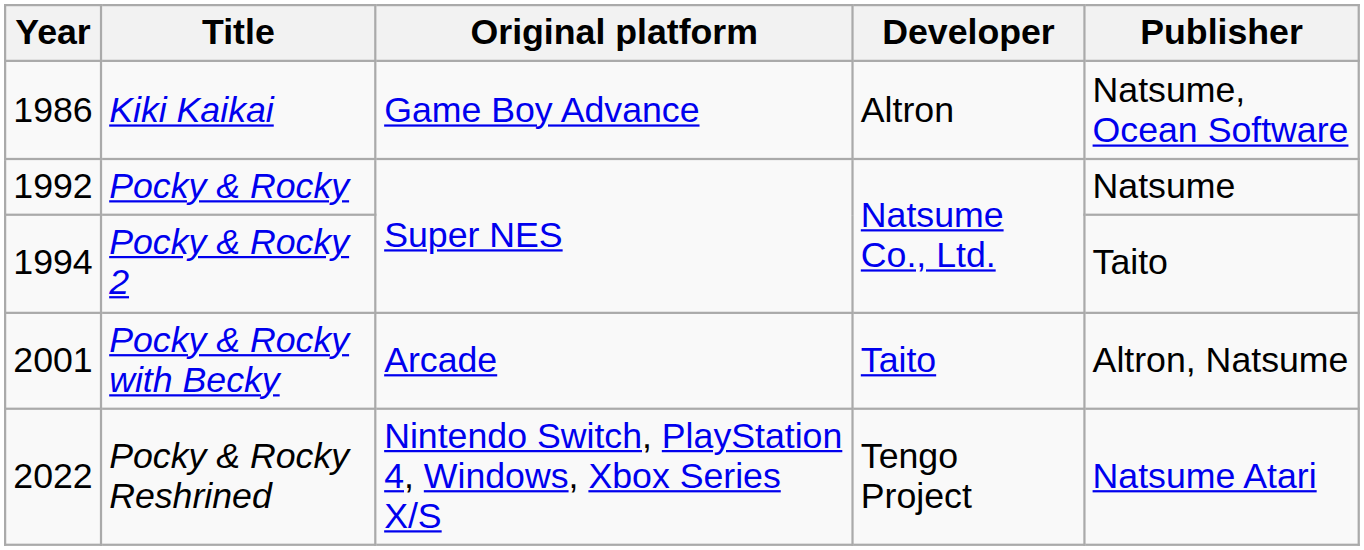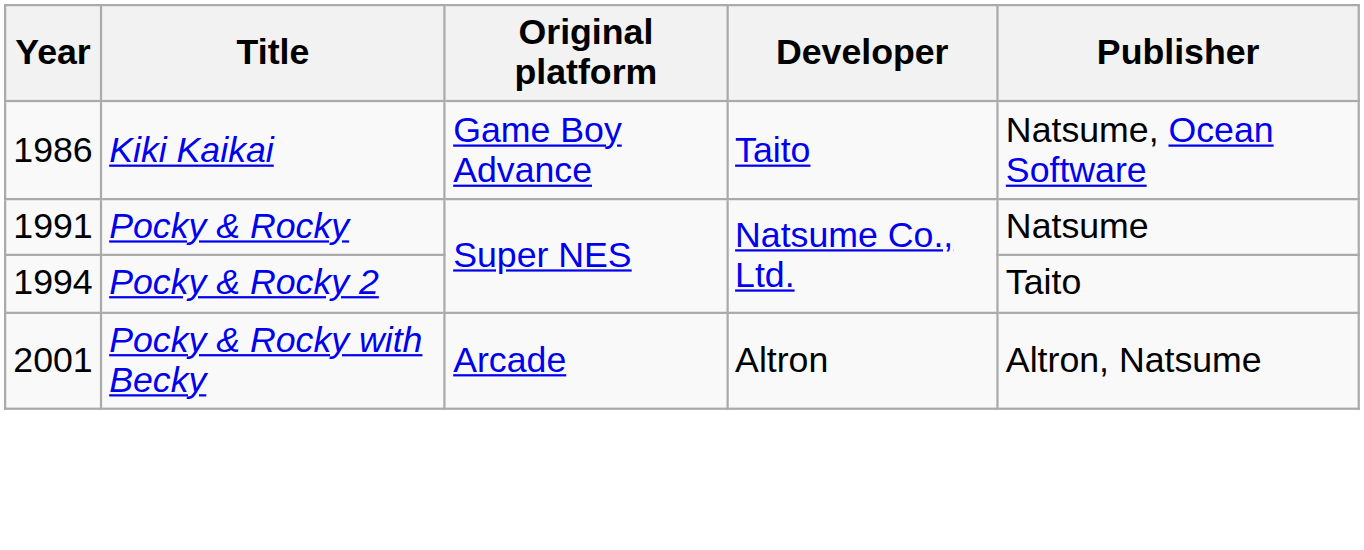(907, 109) Altron -> (773, 149) Taito
(53, 186) 1992 -> (53, 226) 1991
(898, 359) Taito -> (782, 359) Altron
- row: (229, 476)
